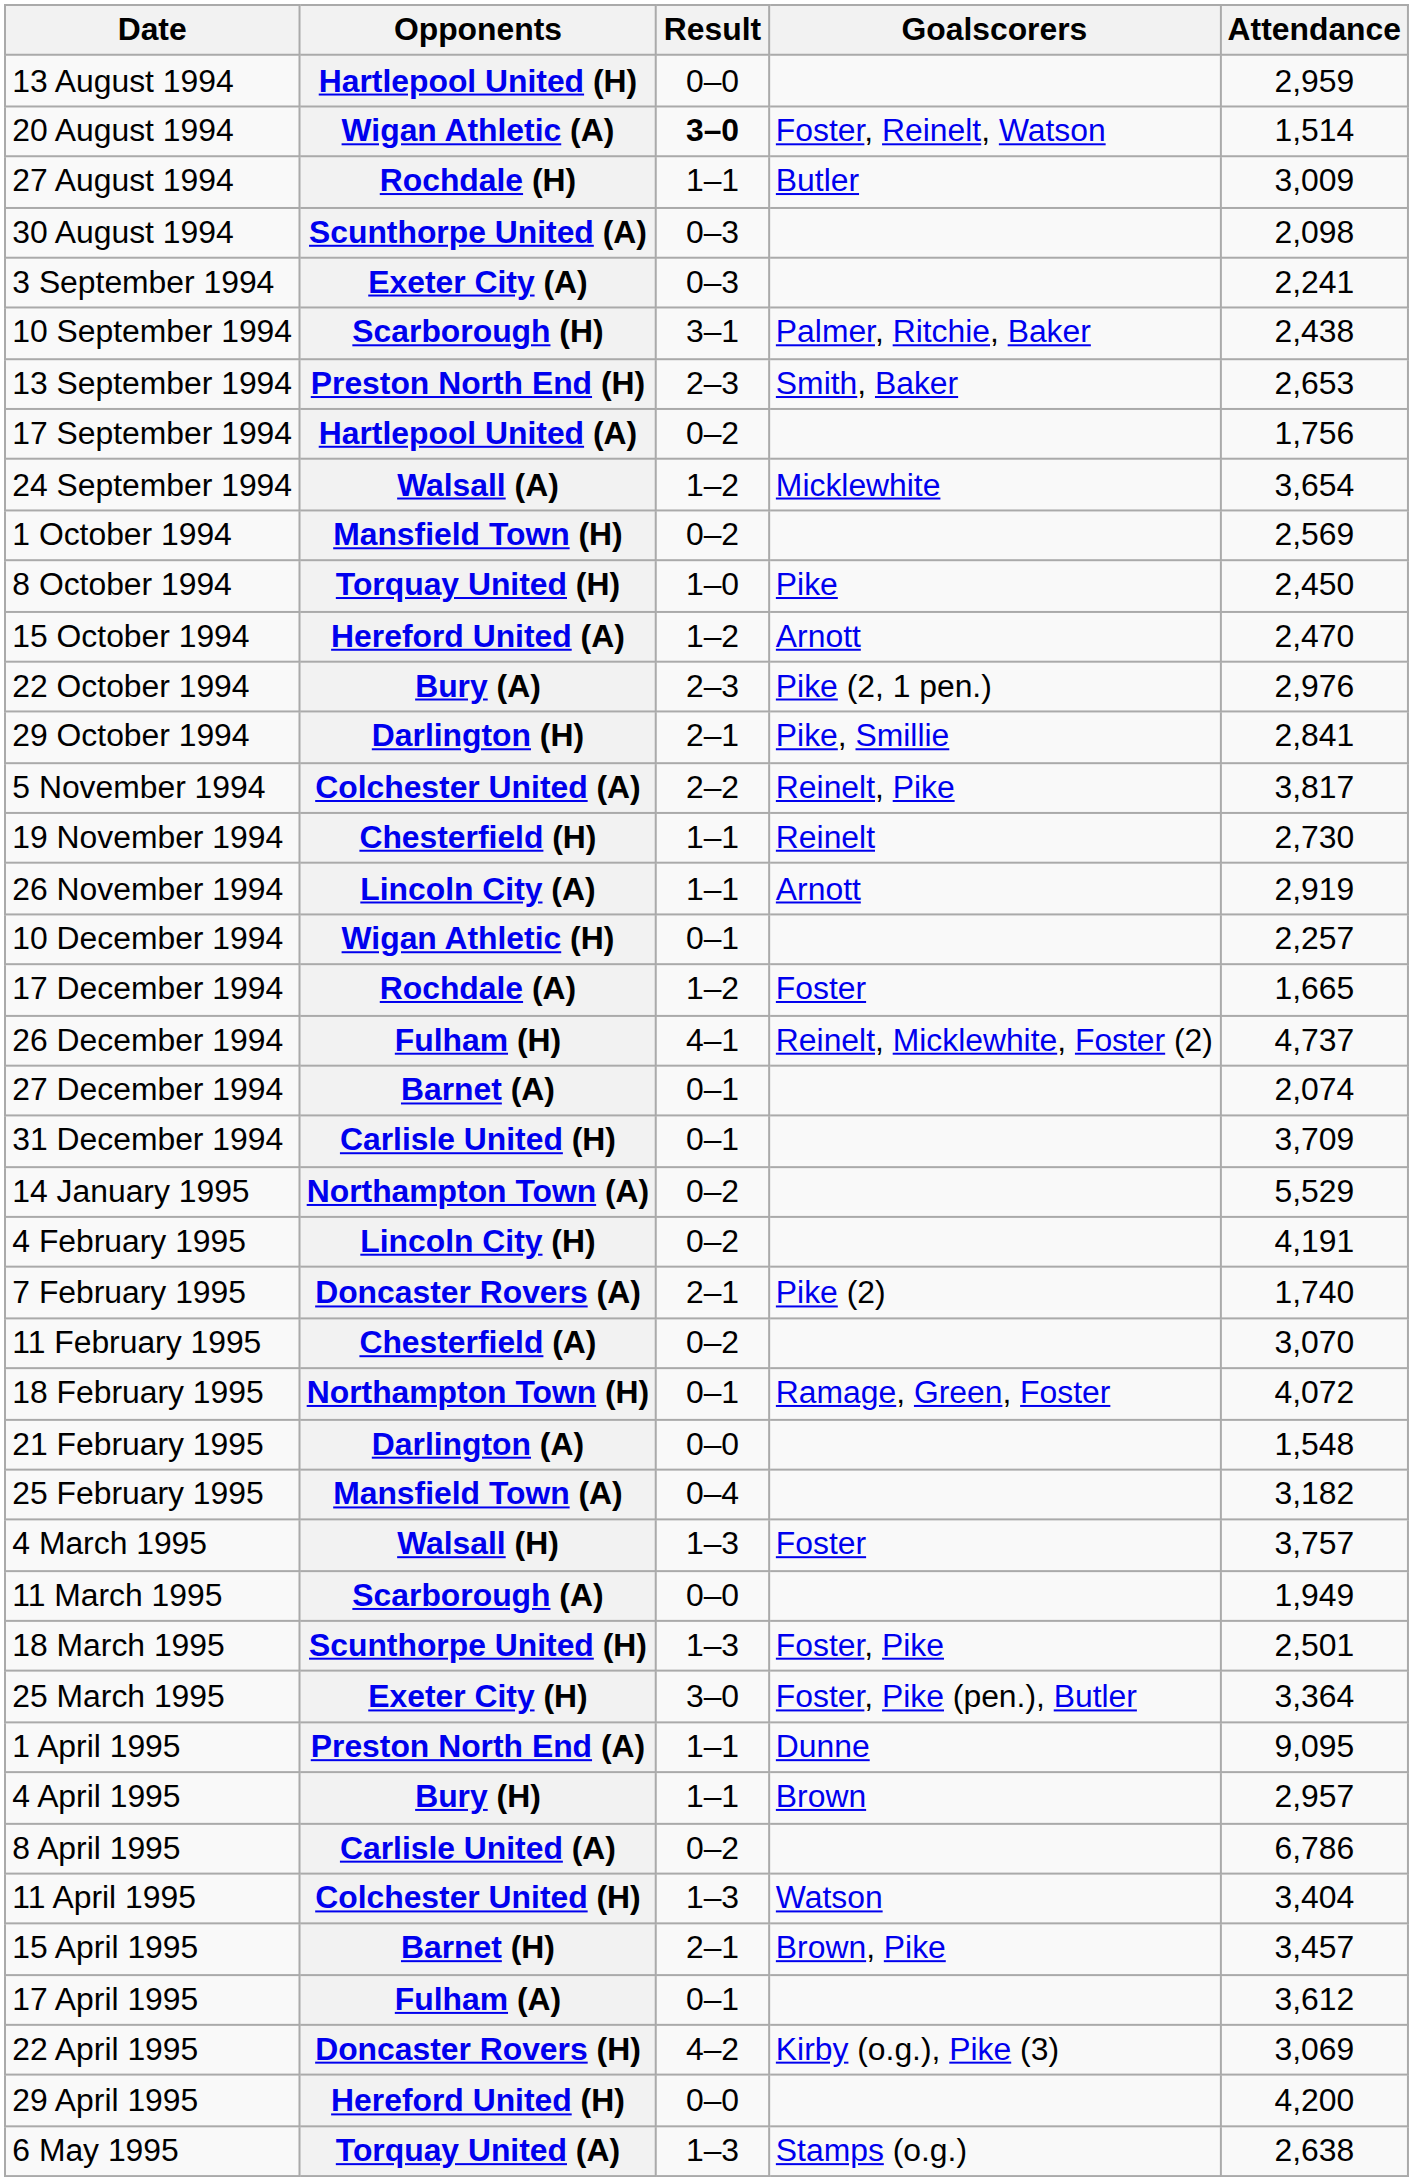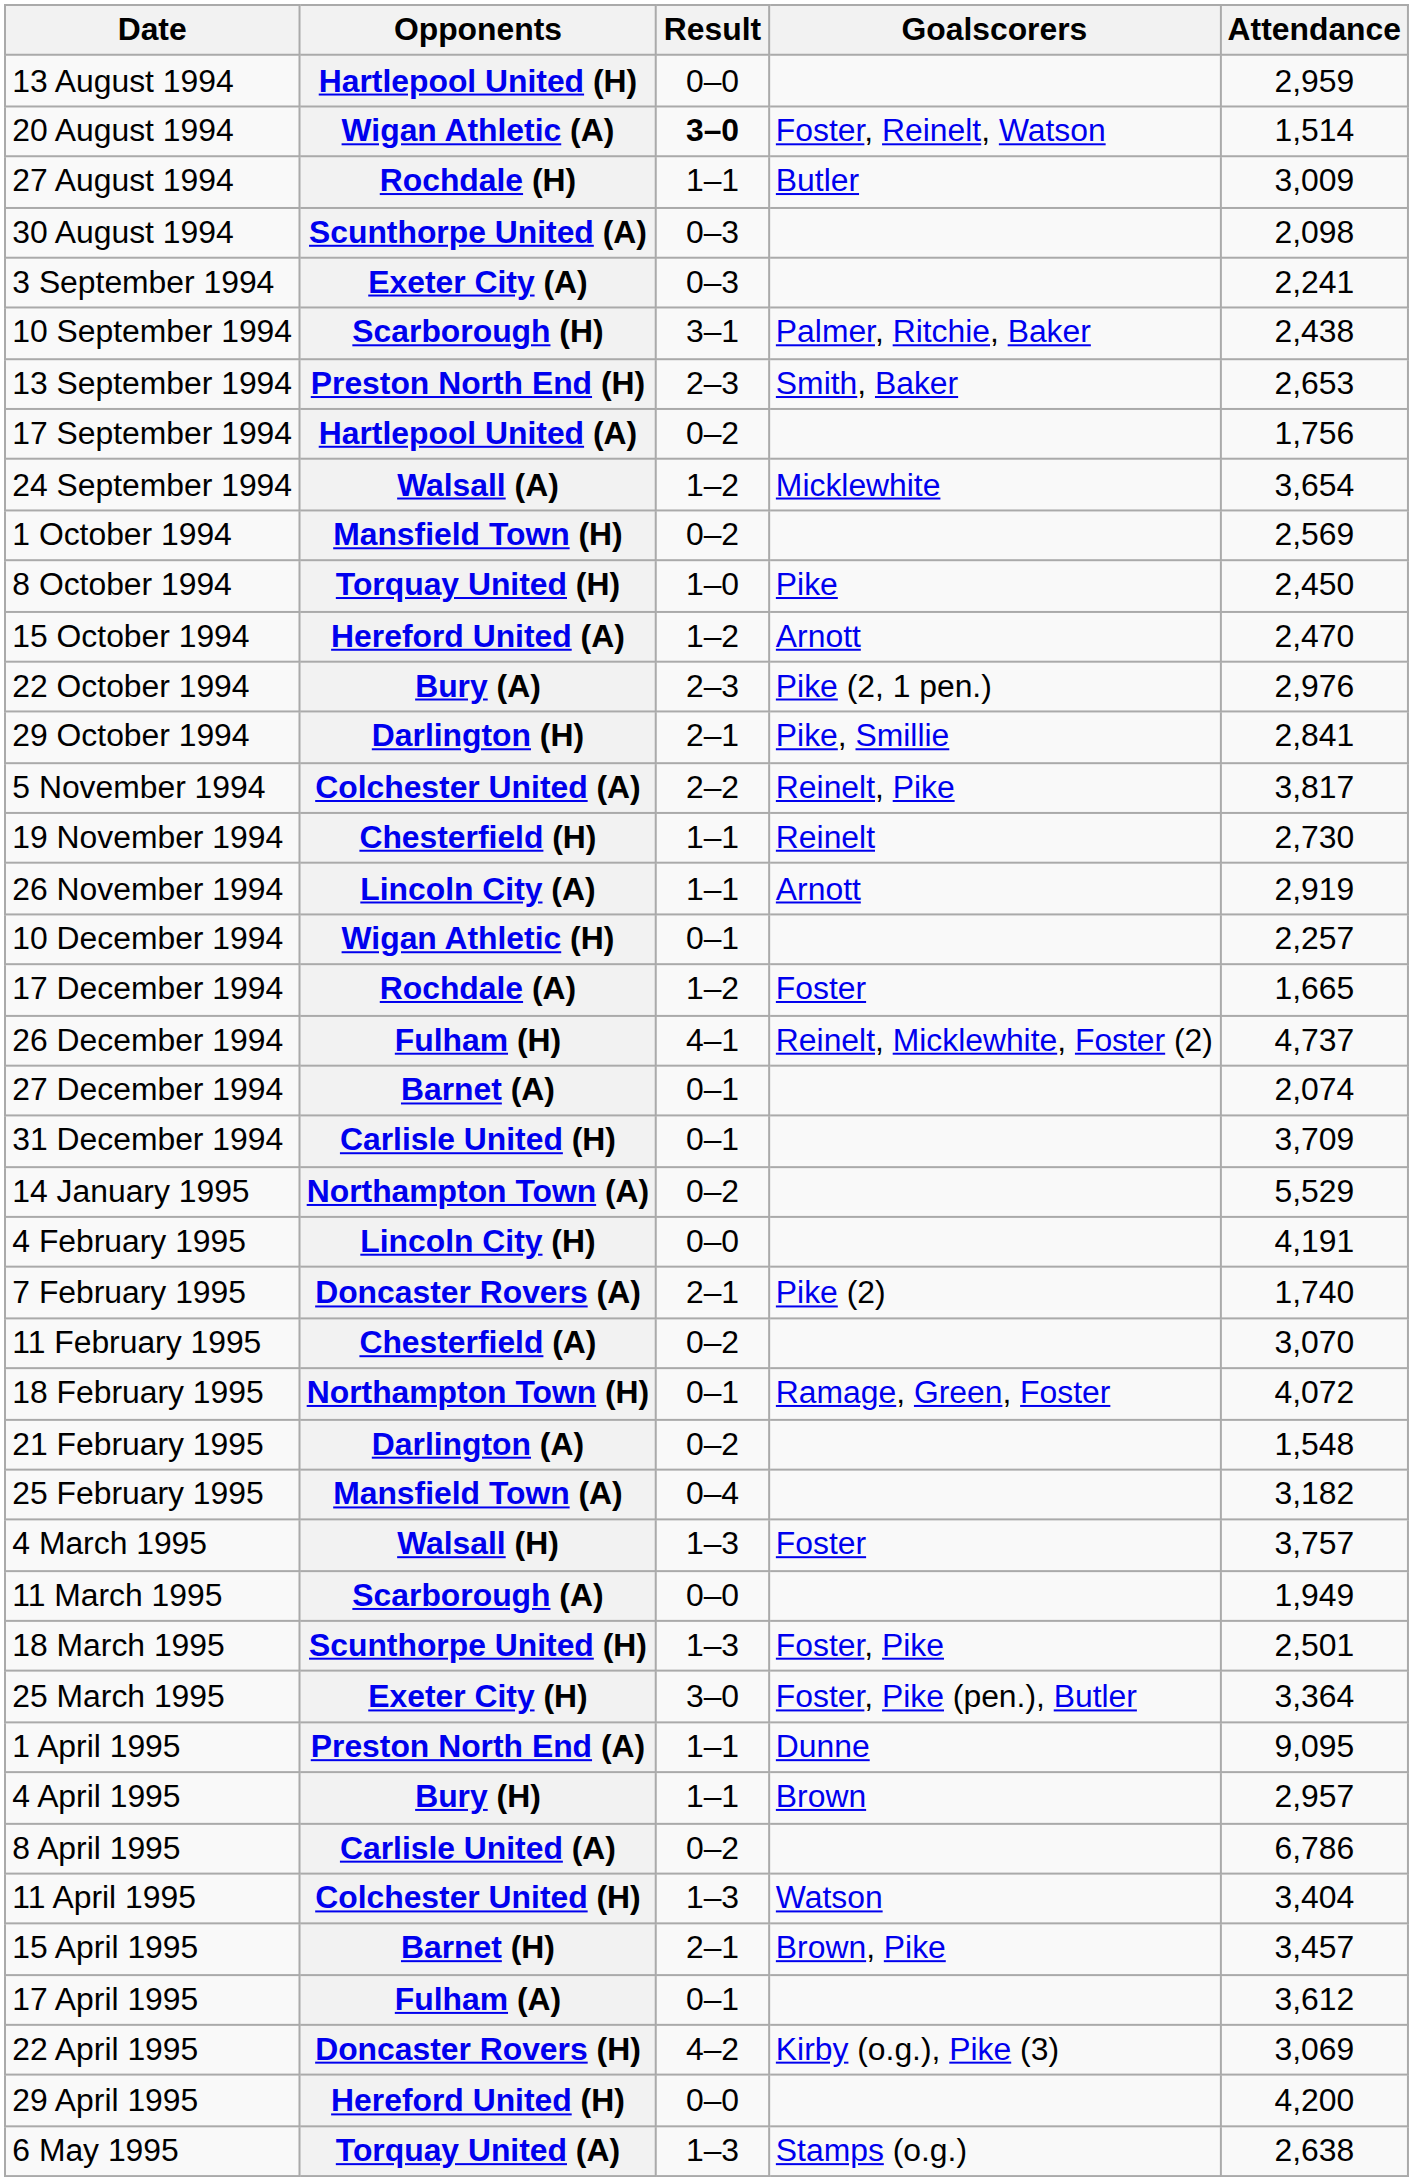(713, 1241) 0–2 -> (713, 1241) 0–0
(713, 1443) 0–0 -> (713, 1443) 0–2
